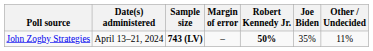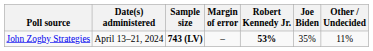(267, 39) 50% -> (267, 39) 53%
